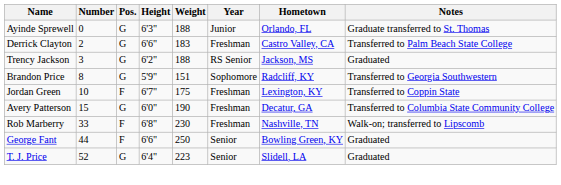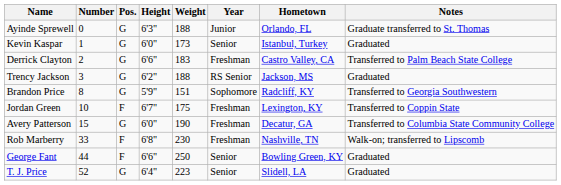+ row: (34, 44)
